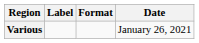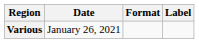columns swapped: (154, 13) <-> (60, 13)
